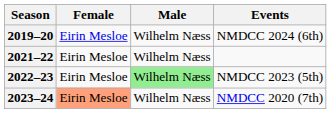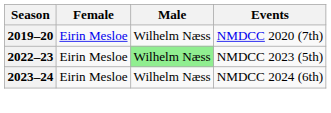(270, 35) NMDCC 2024 (6th) -> (270, 35) NMDCC 2020 (7th)
- row: (30, 56)
(93, 98) lightsalmon background -> (93, 77) no background
(270, 98) NMDCC 2020 (7th) -> (270, 77) NMDCC 2024 (6th)
